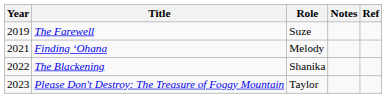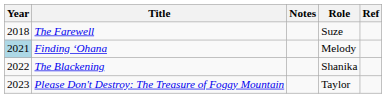columns swapped: (307, 13) <-> (344, 13)
(18, 31) 2019 -> (18, 31) 2018
(18, 48) no background -> (18, 48) lightblue background
